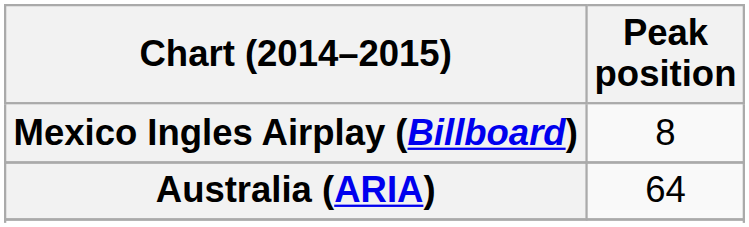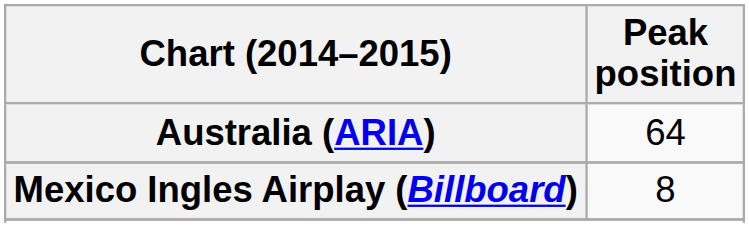rows swapped: (296, 190) <-> (296, 132)
